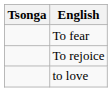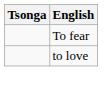- row: (79, 55)
